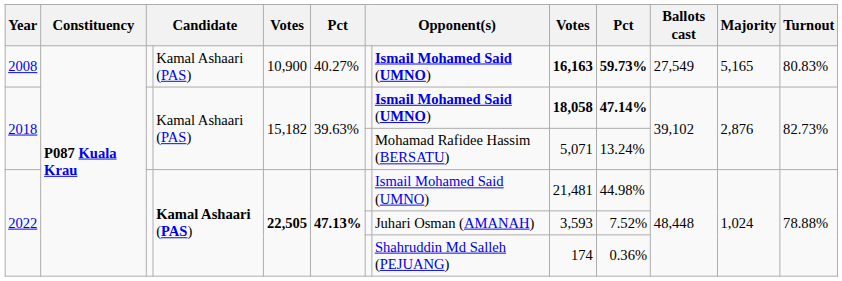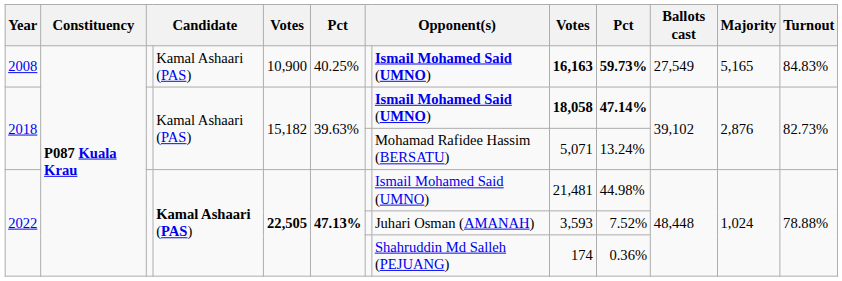(336, 66) 40.27% -> (336, 66) 40.25%
(806, 66) 80.83% -> (806, 66) 84.83%
